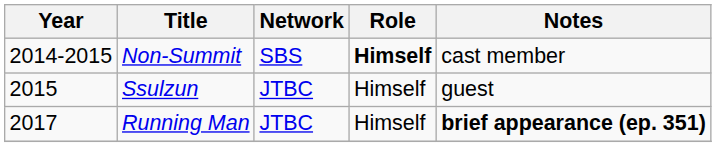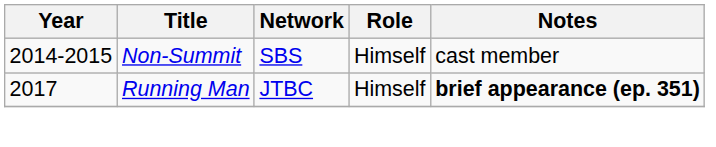(393, 55) bold -> (390, 55) normal
- row: (160, 89)
